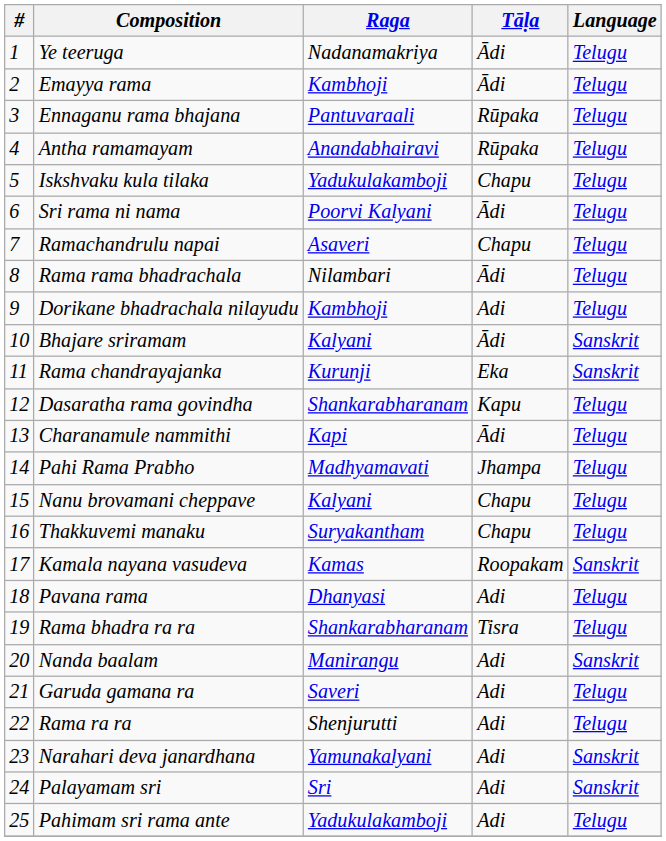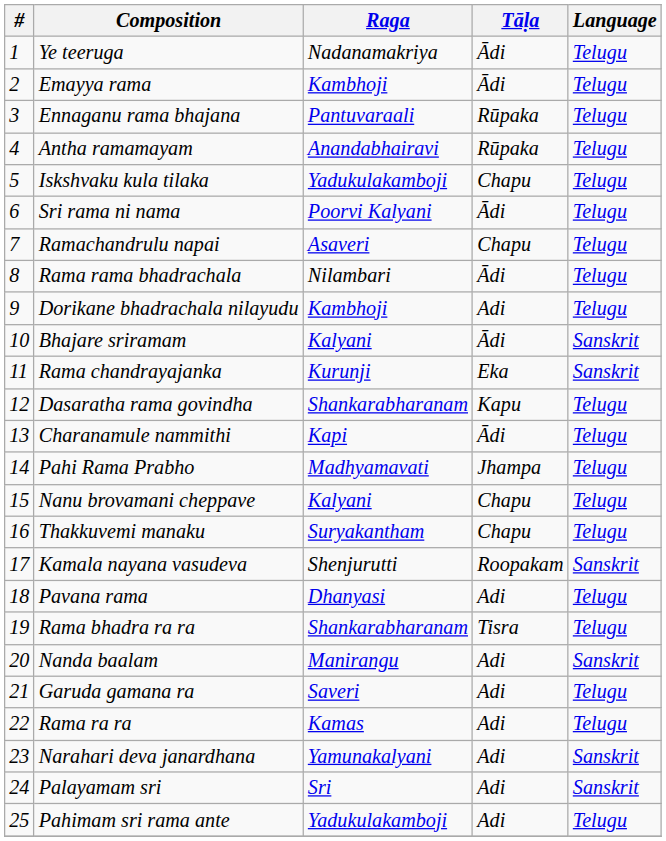(336, 564) Kamas -> (353, 564) Shenjurutti
(353, 723) Shenjurutti -> (336, 723) Kamas
